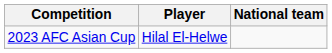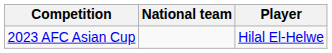columns swapped: (185, 15) <-> (279, 15)
